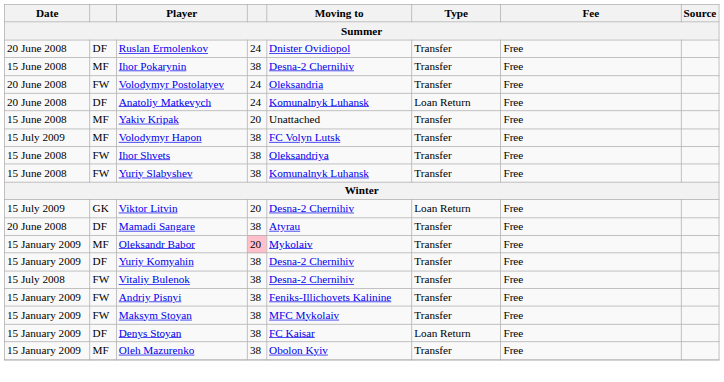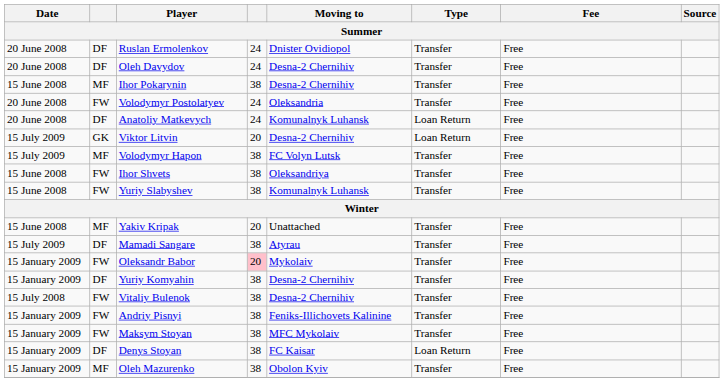+ row: (152, 66)
rows swapped: (149, 119) <-> (148, 208)
(37, 226) 20 June 2008 -> (36, 244) 15 July 2009
(101, 244) MF -> (101, 262) FW
